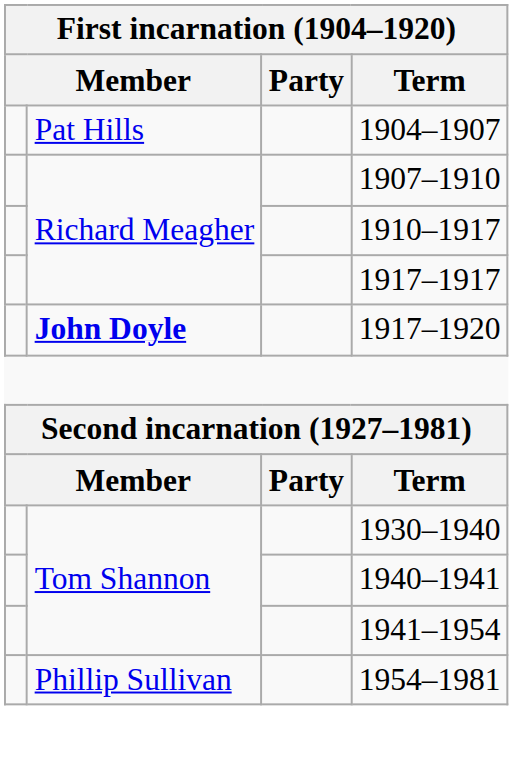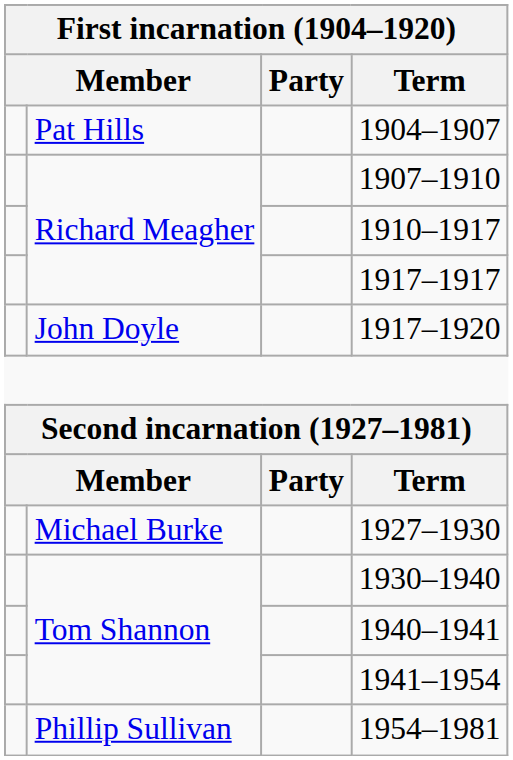(110, 329) bold -> (107, 329) normal
+ row: (430, 529)
